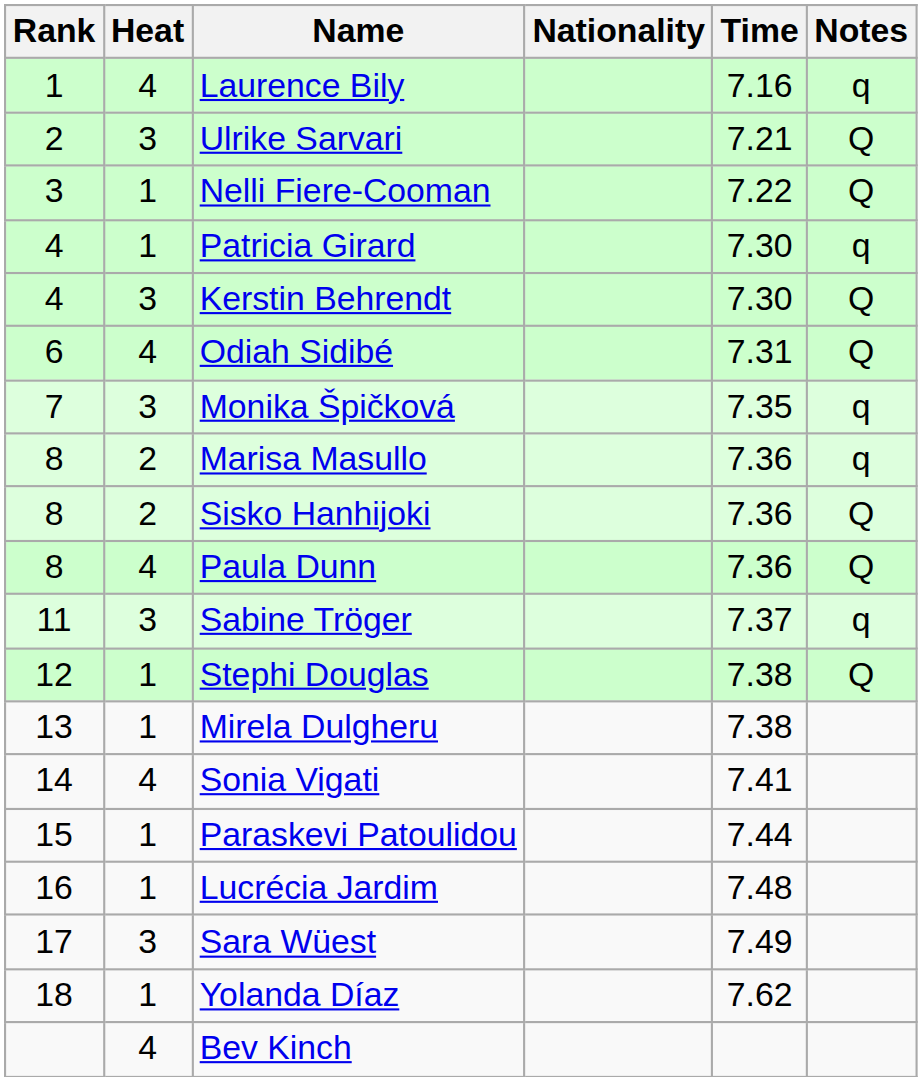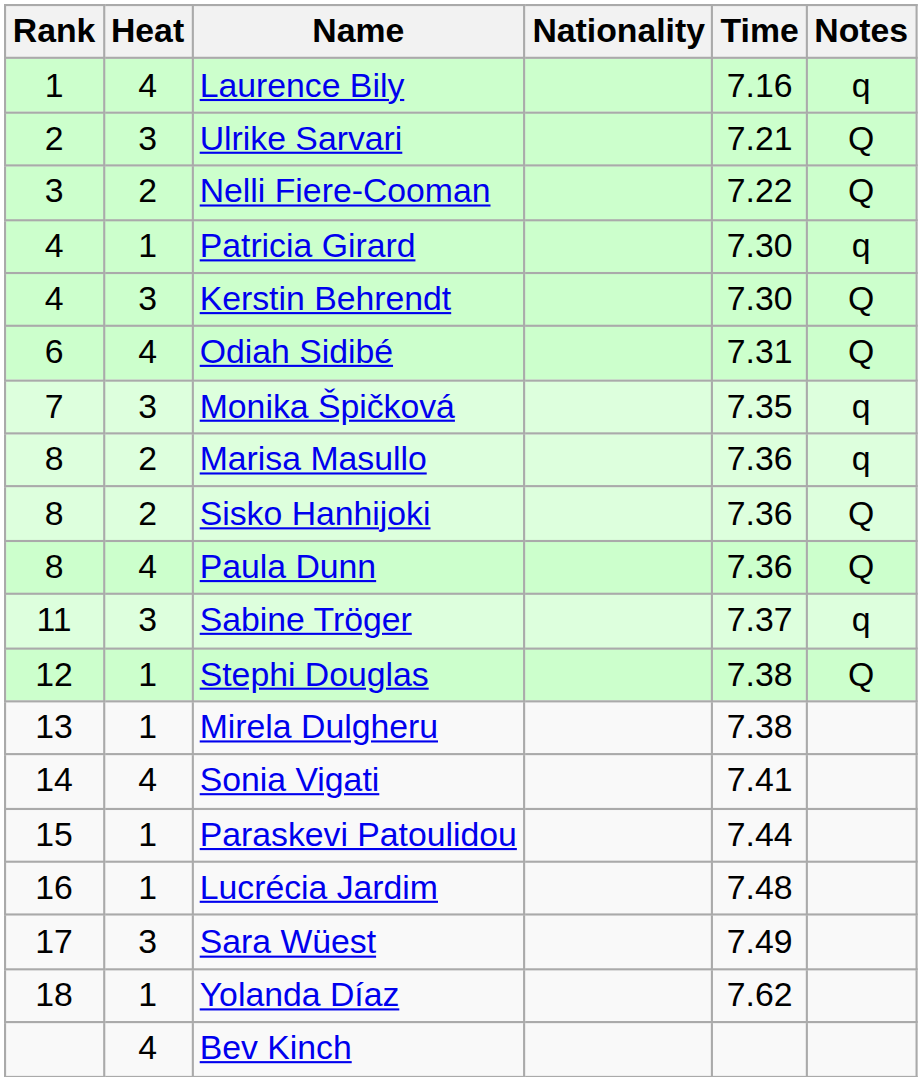(148, 191) 1 -> (148, 191) 2
